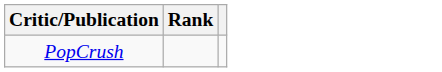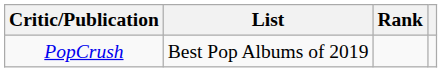+ column: (268, 19)
